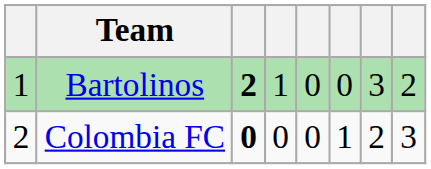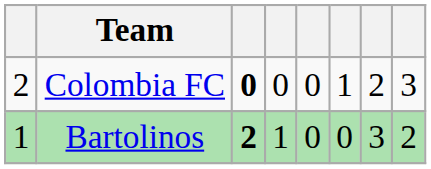rows swapped: (135, 83) <-> (135, 136)
